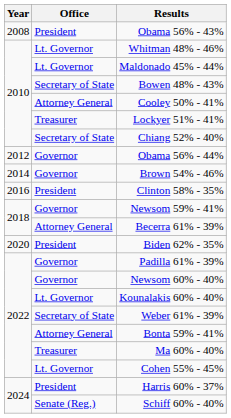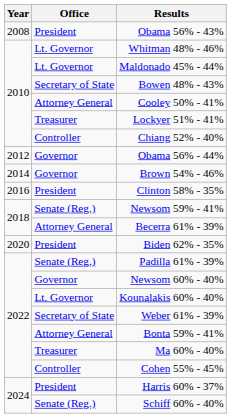(74, 137) Secretary of State -> (58, 137) Controller
(56, 208) Governor -> (65, 208) Senate (Reg.)
(56, 262) Governor -> (65, 262) Senate (Reg.)
(64, 368) Lt. Governor -> (58, 368) Controller
